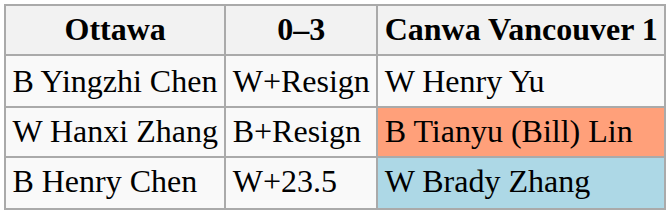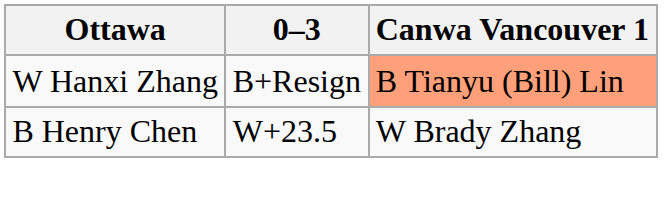- row: (115, 80)
(487, 182) lightblue background -> (479, 131) no background
